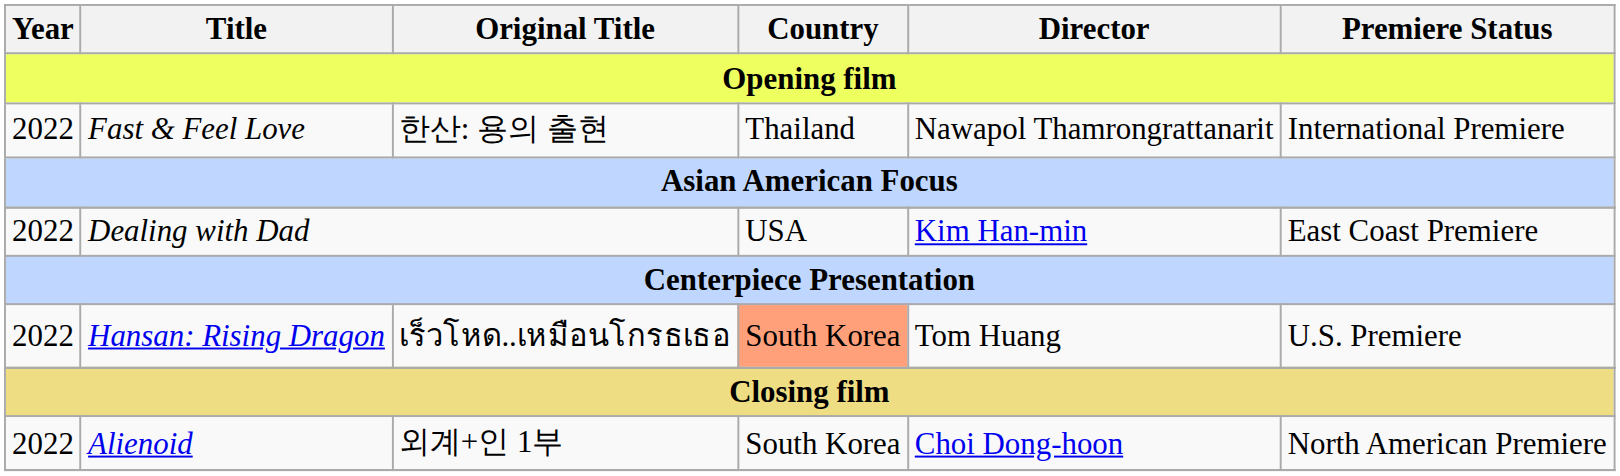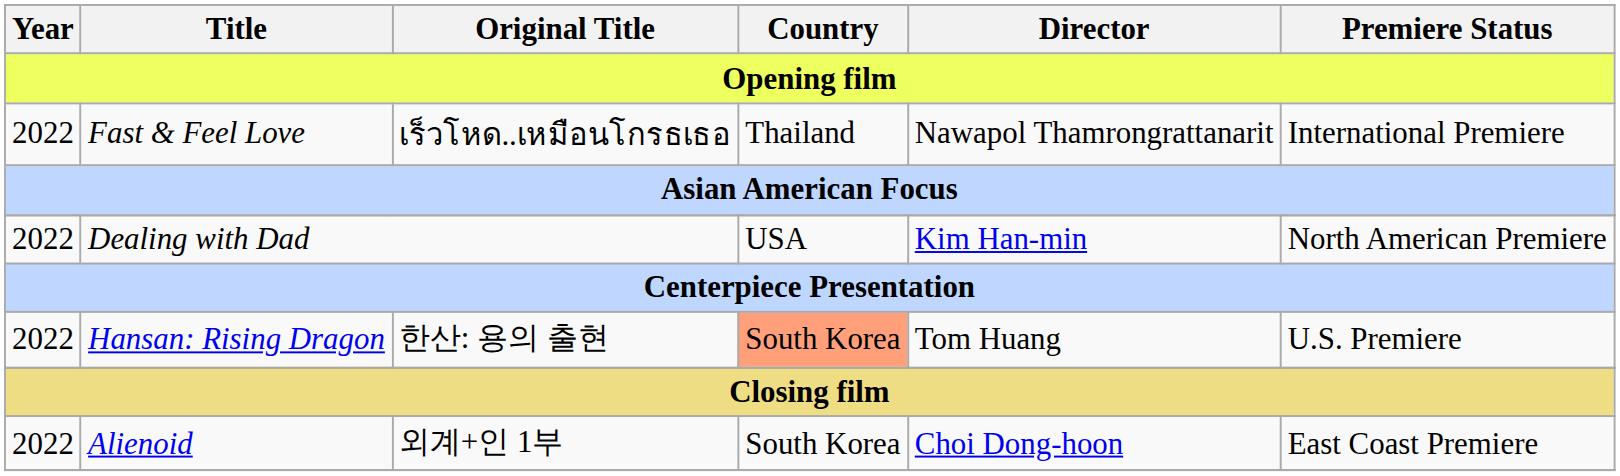(504, 128) 한산: 용의 출현 -> (565, 134) เร็วโหด..เหมือนโกรธเธอ
(1413, 230) East Coast Premiere -> (1447, 238) North American Premiere
(565, 336) เร็วโหด..เหมือนโกรธเธอ -> (504, 338) 한산: 용의 출현
(1447, 442) North American Premiere -> (1413, 442) East Coast Premiere
